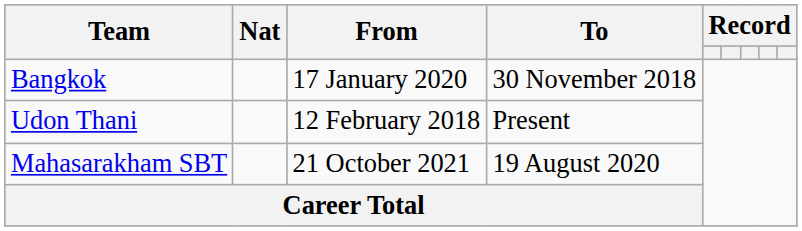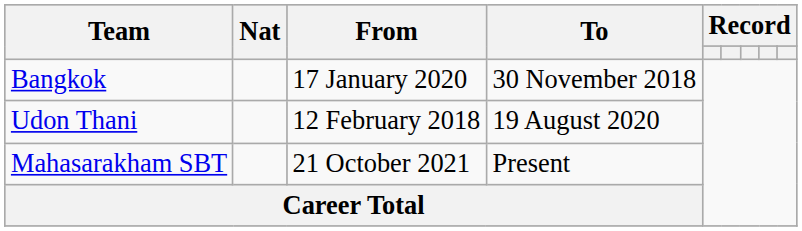(531, 121) Present -> (576, 121) 19 August 2020
(576, 163) 19 August 2020 -> (531, 163) Present
